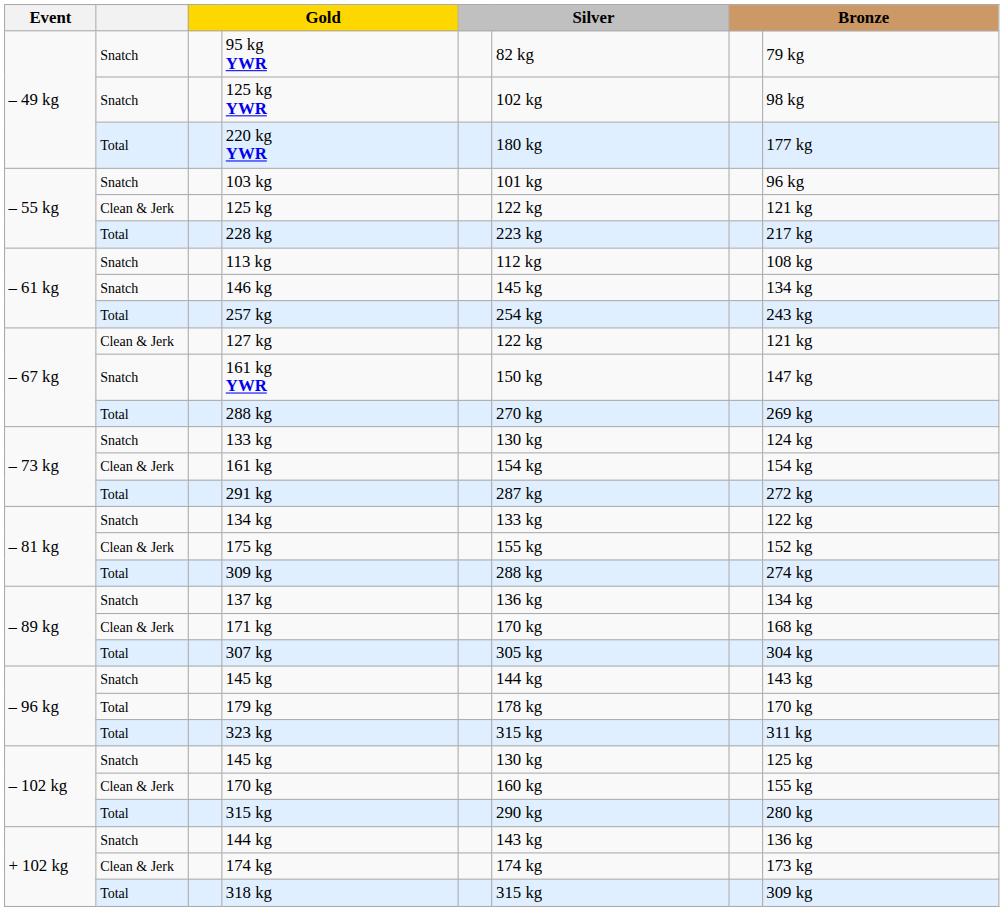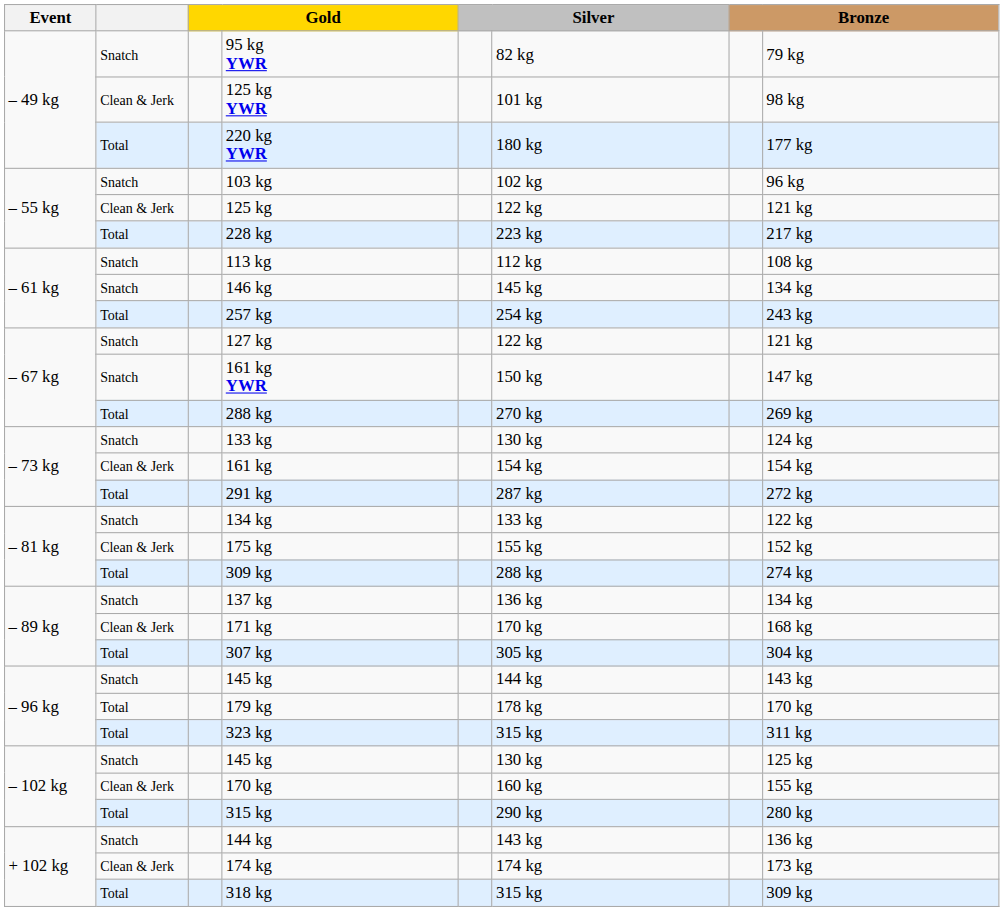(119, 100) Snatch -> (137, 100) Clean & Jerk
(519, 99) 102 kg -> (519, 99) 101 kg
(519, 181) 101 kg -> (519, 181) 102 kg
(137, 342) Clean & Jerk -> (119, 342) Snatch
